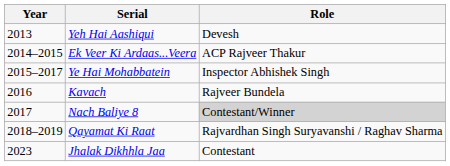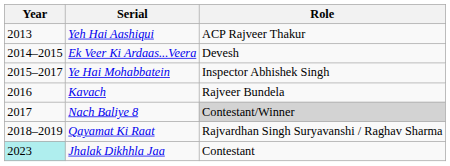(220, 33) Devesh -> (254, 33) ACP Rajveer Thakur
(254, 53) ACP Rajveer Thakur -> (220, 53) Devesh
(20, 151) no background -> (20, 151) paleturquoise background
